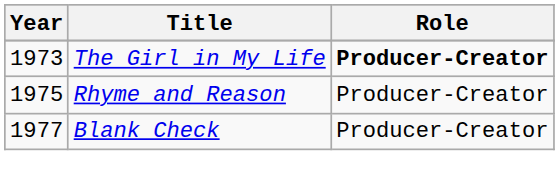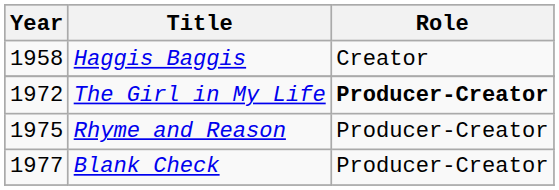+ row: (160, 59)
(37, 59) 1973 -> (37, 95) 1972
